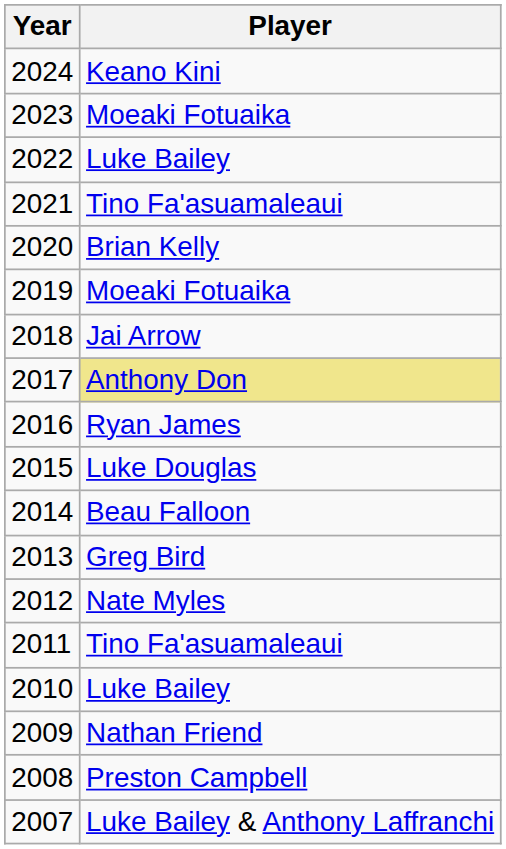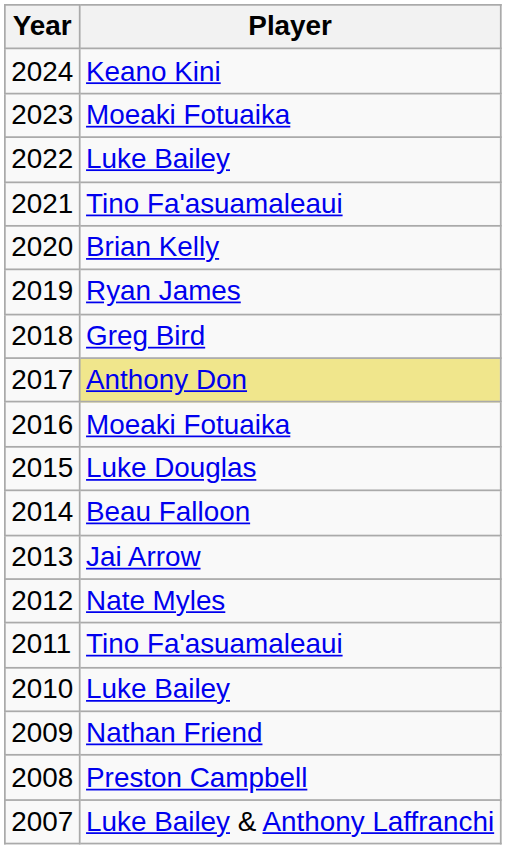(188, 291) Moeaki Fotuaika -> (163, 291) Ryan James
(143, 335) Jai Arrow -> (146, 335) Greg Bird
(163, 423) Ryan James -> (188, 423) Moeaki Fotuaika
(146, 556) Greg Bird -> (143, 556) Jai Arrow
